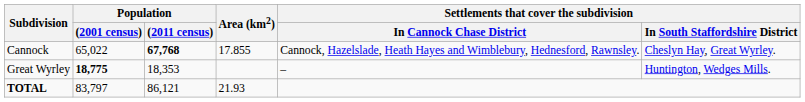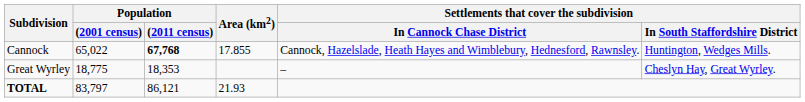(710, 50) Cheslyn Hay, Great Wyrley. -> (708, 50) Huntington, Wedges Mills.
(91, 69) bold -> (91, 69) normal
(708, 69) Huntington, Wedges Mills. -> (710, 69) Cheslyn Hay, Great Wyrley.
